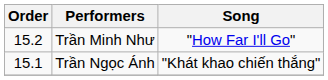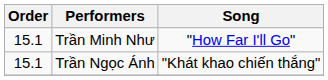(28, 39) 15.2 -> (28, 39) 15.1
